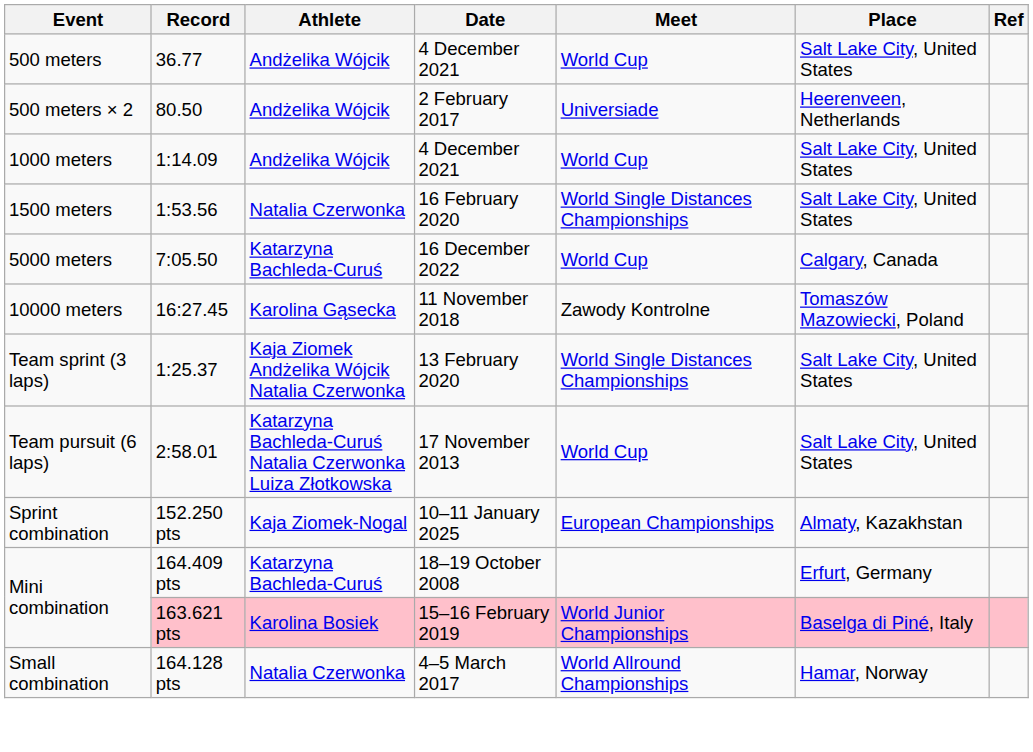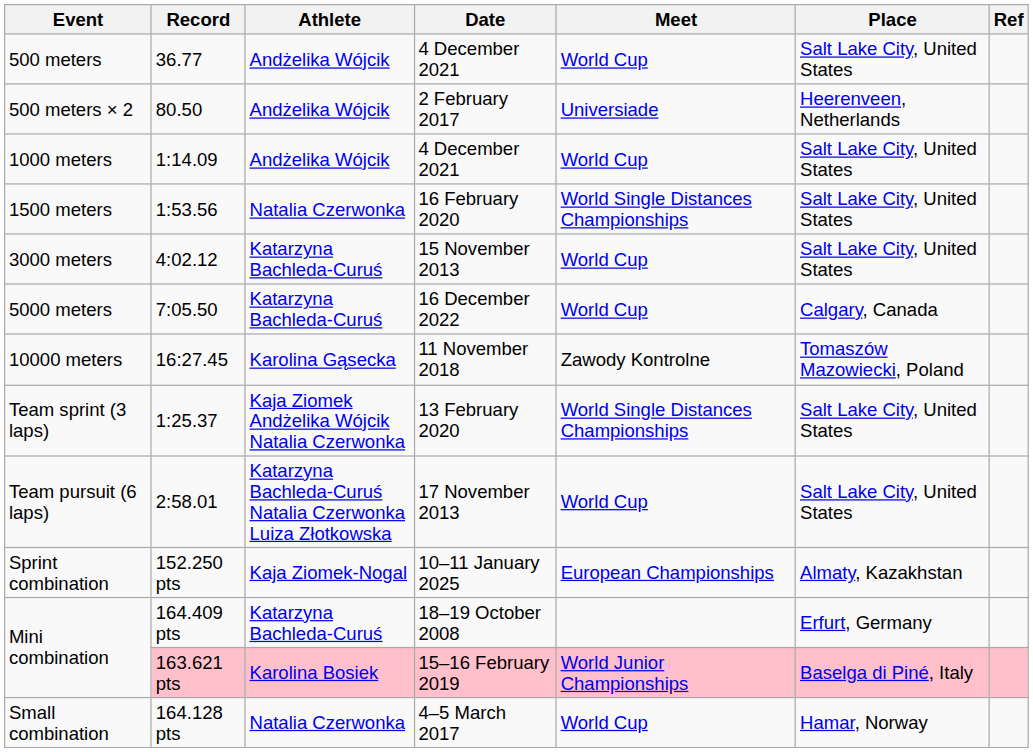+ row: (60, 260)
(625, 672) World Allround Championships -> (604, 723) World Cup
